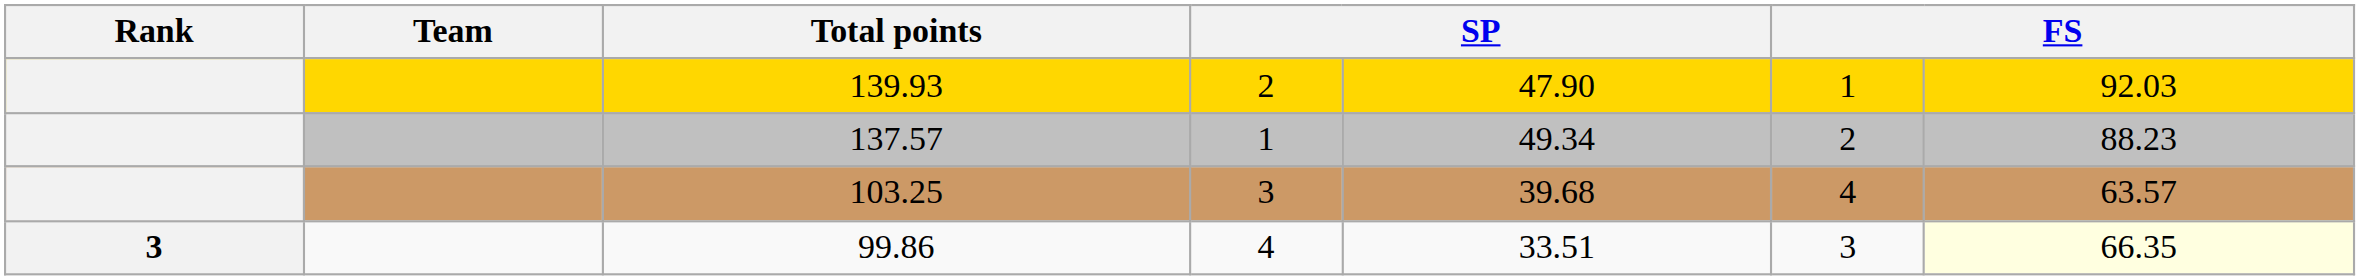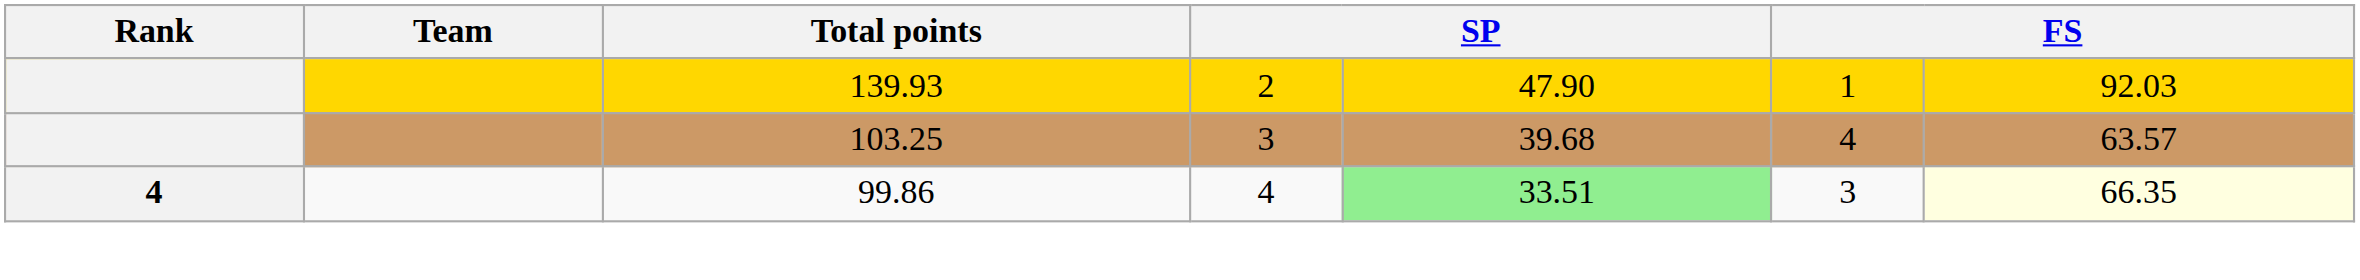- row: (896, 138)
(154, 246) 3 -> (154, 192) 4
(1557, 246) no background -> (1557, 192) lightgreen background
